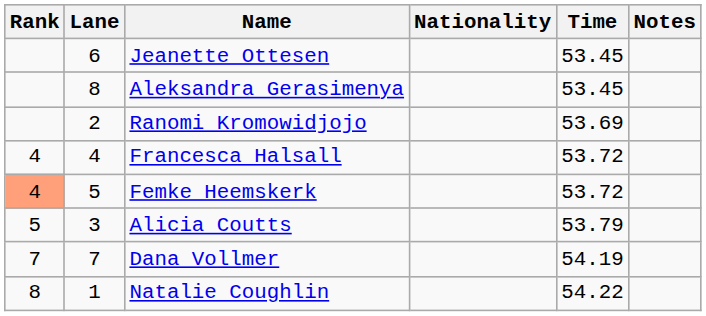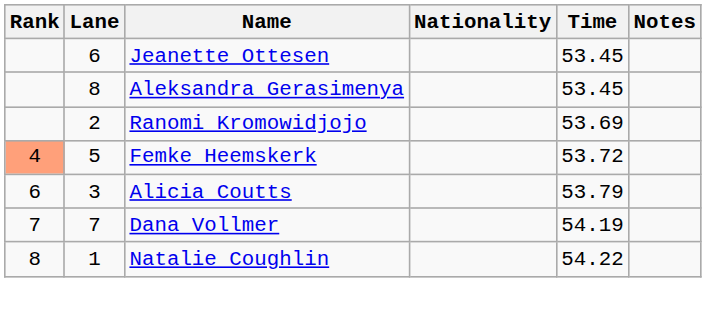- row: (236, 157)
(35, 225) 5 -> (35, 191) 6
